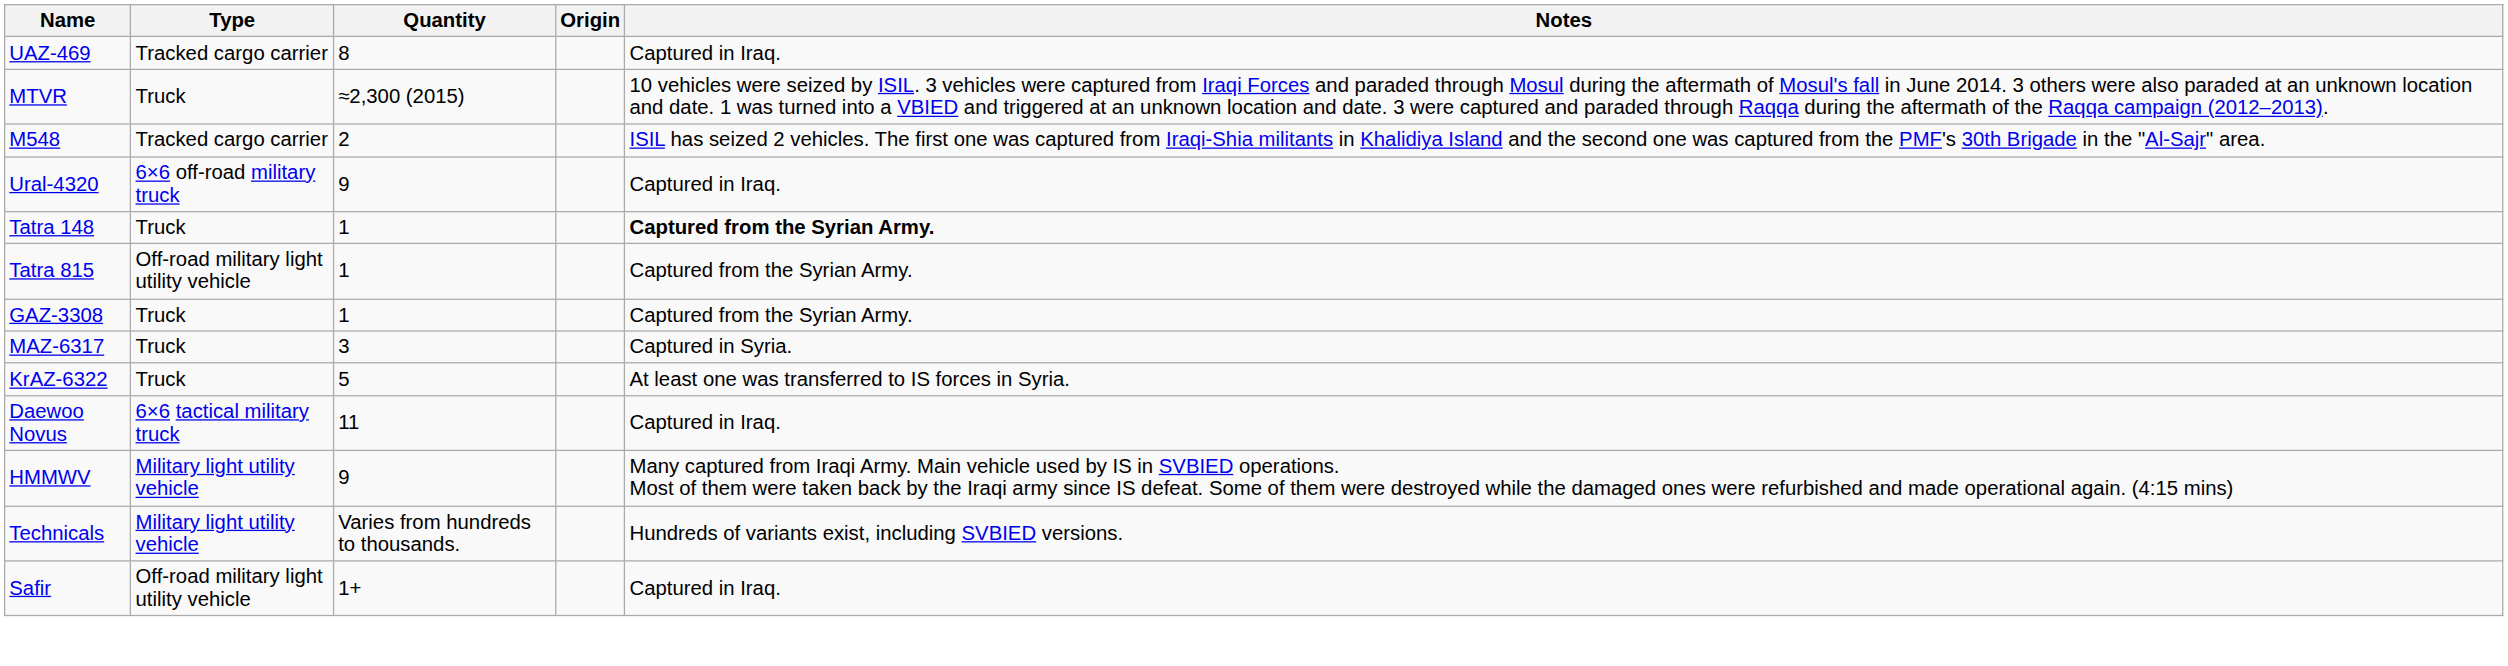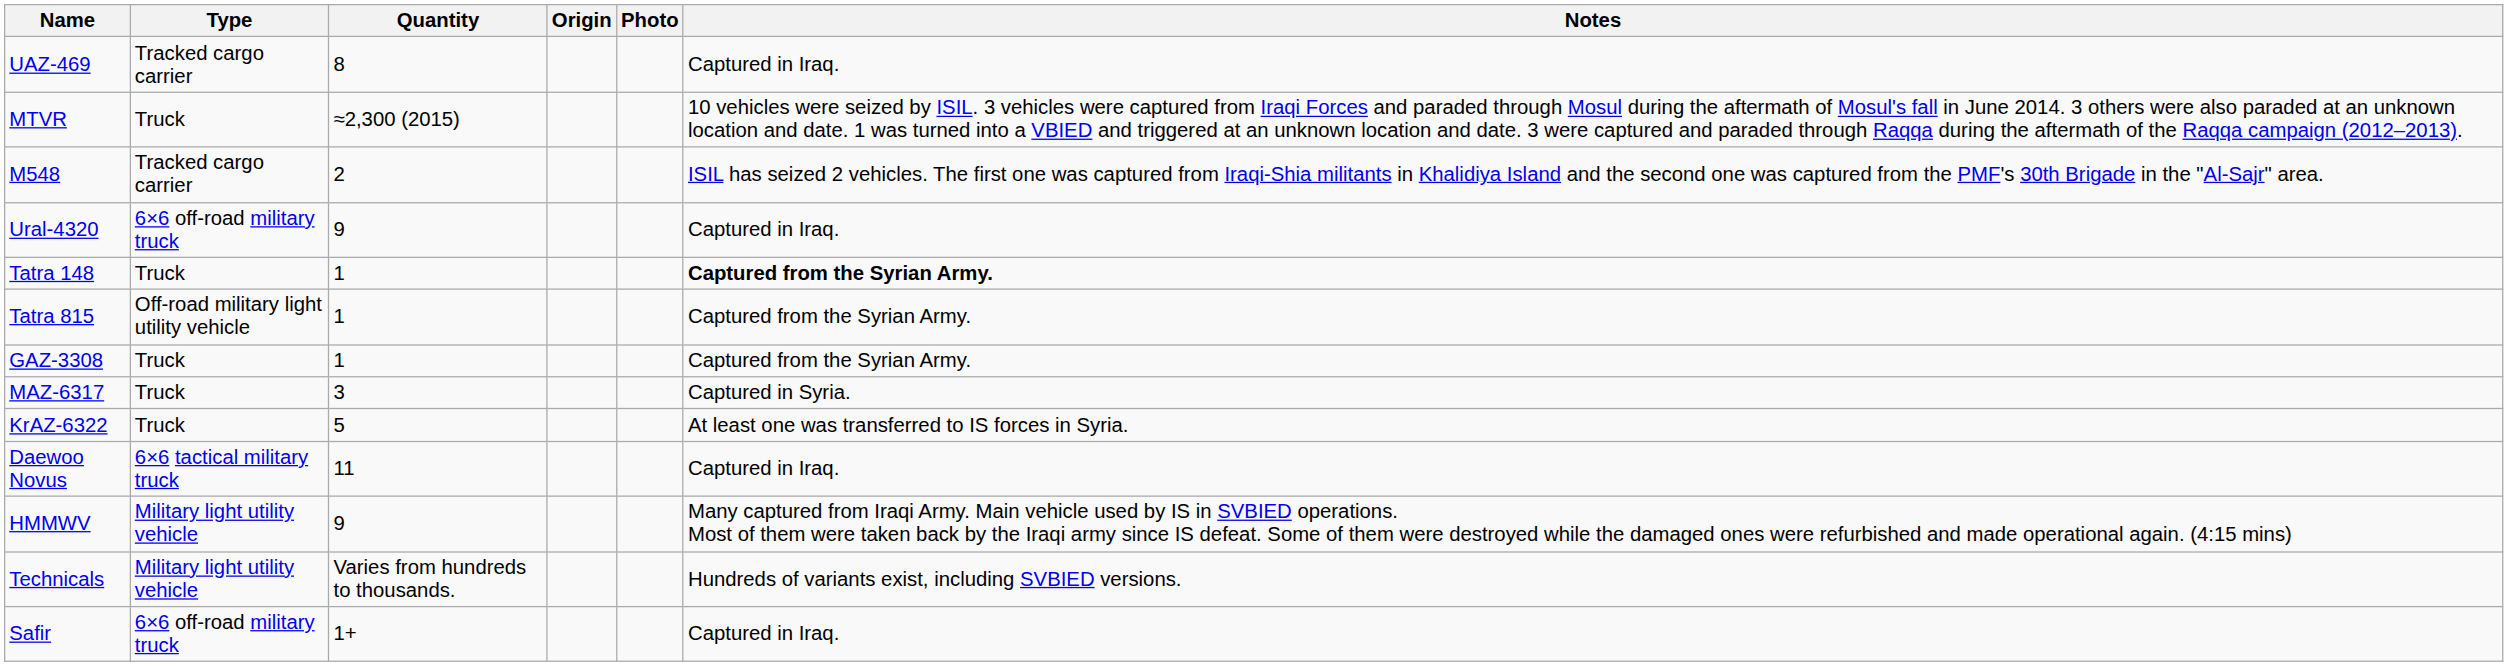+ column: (650, 20)
(229, 588) Off-road military light utility vehicle -> (225, 633) 6×6 off-road military truck
